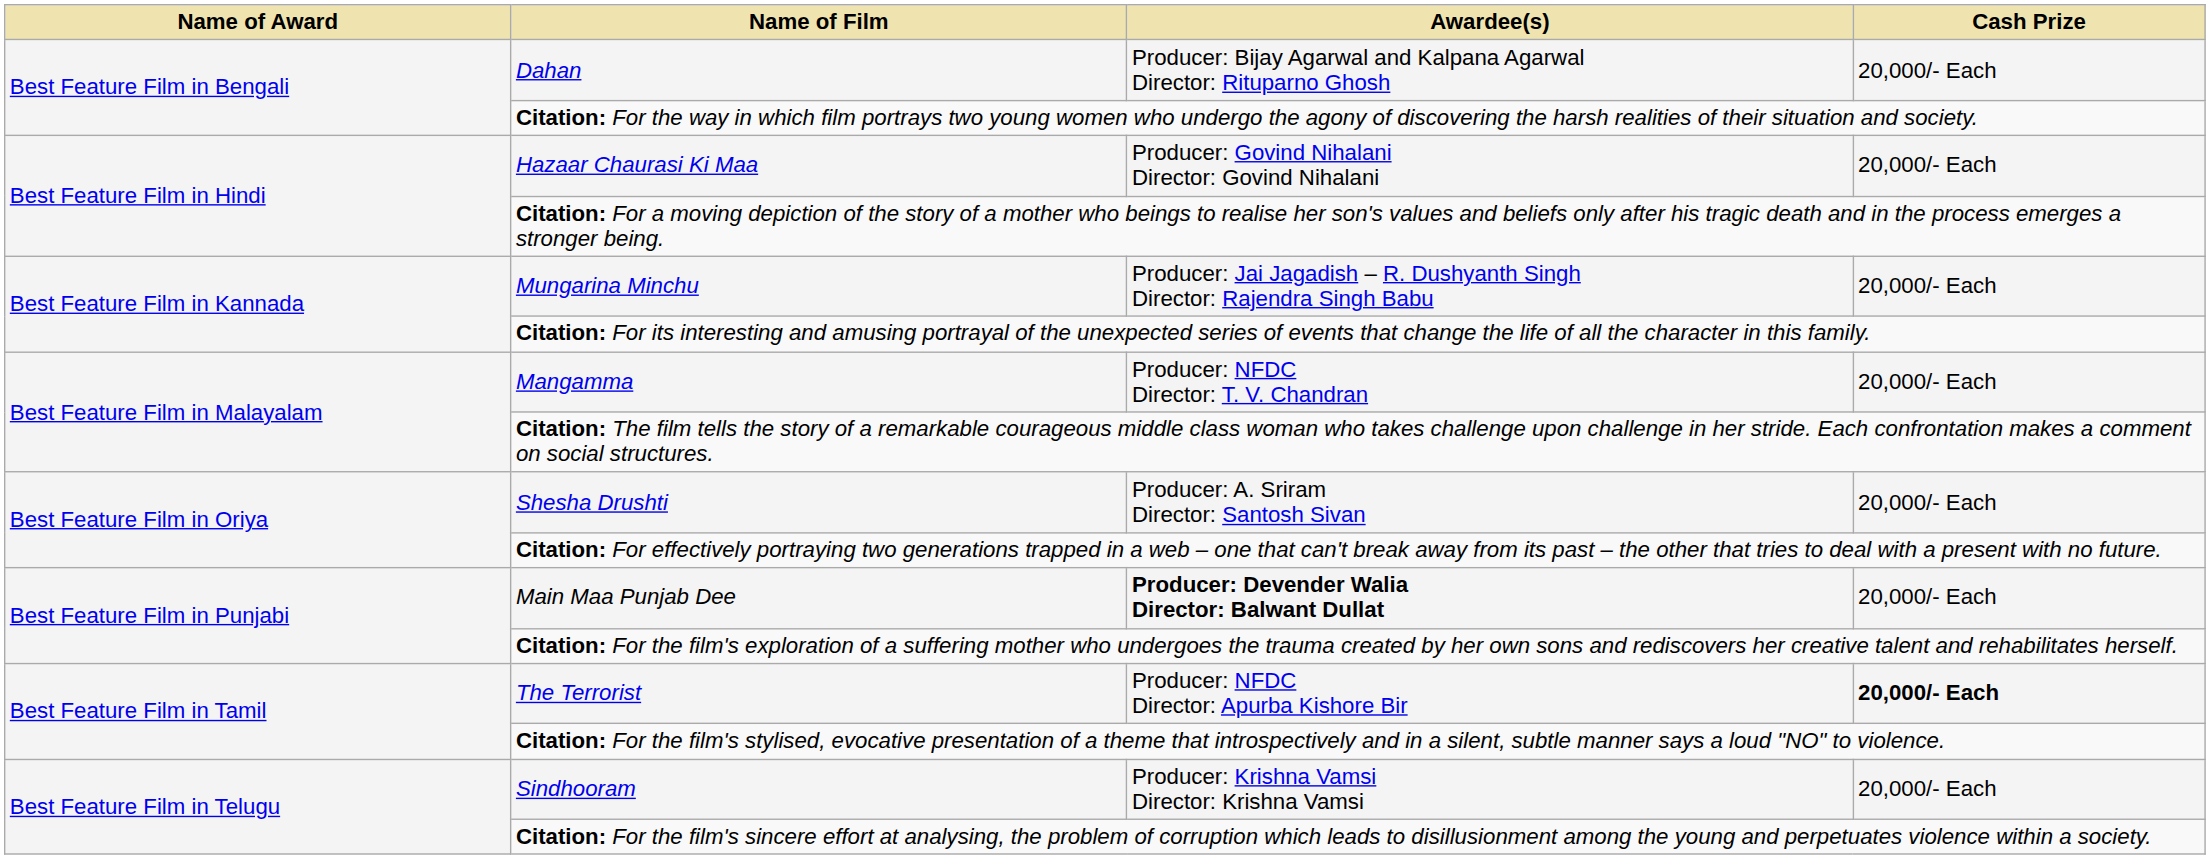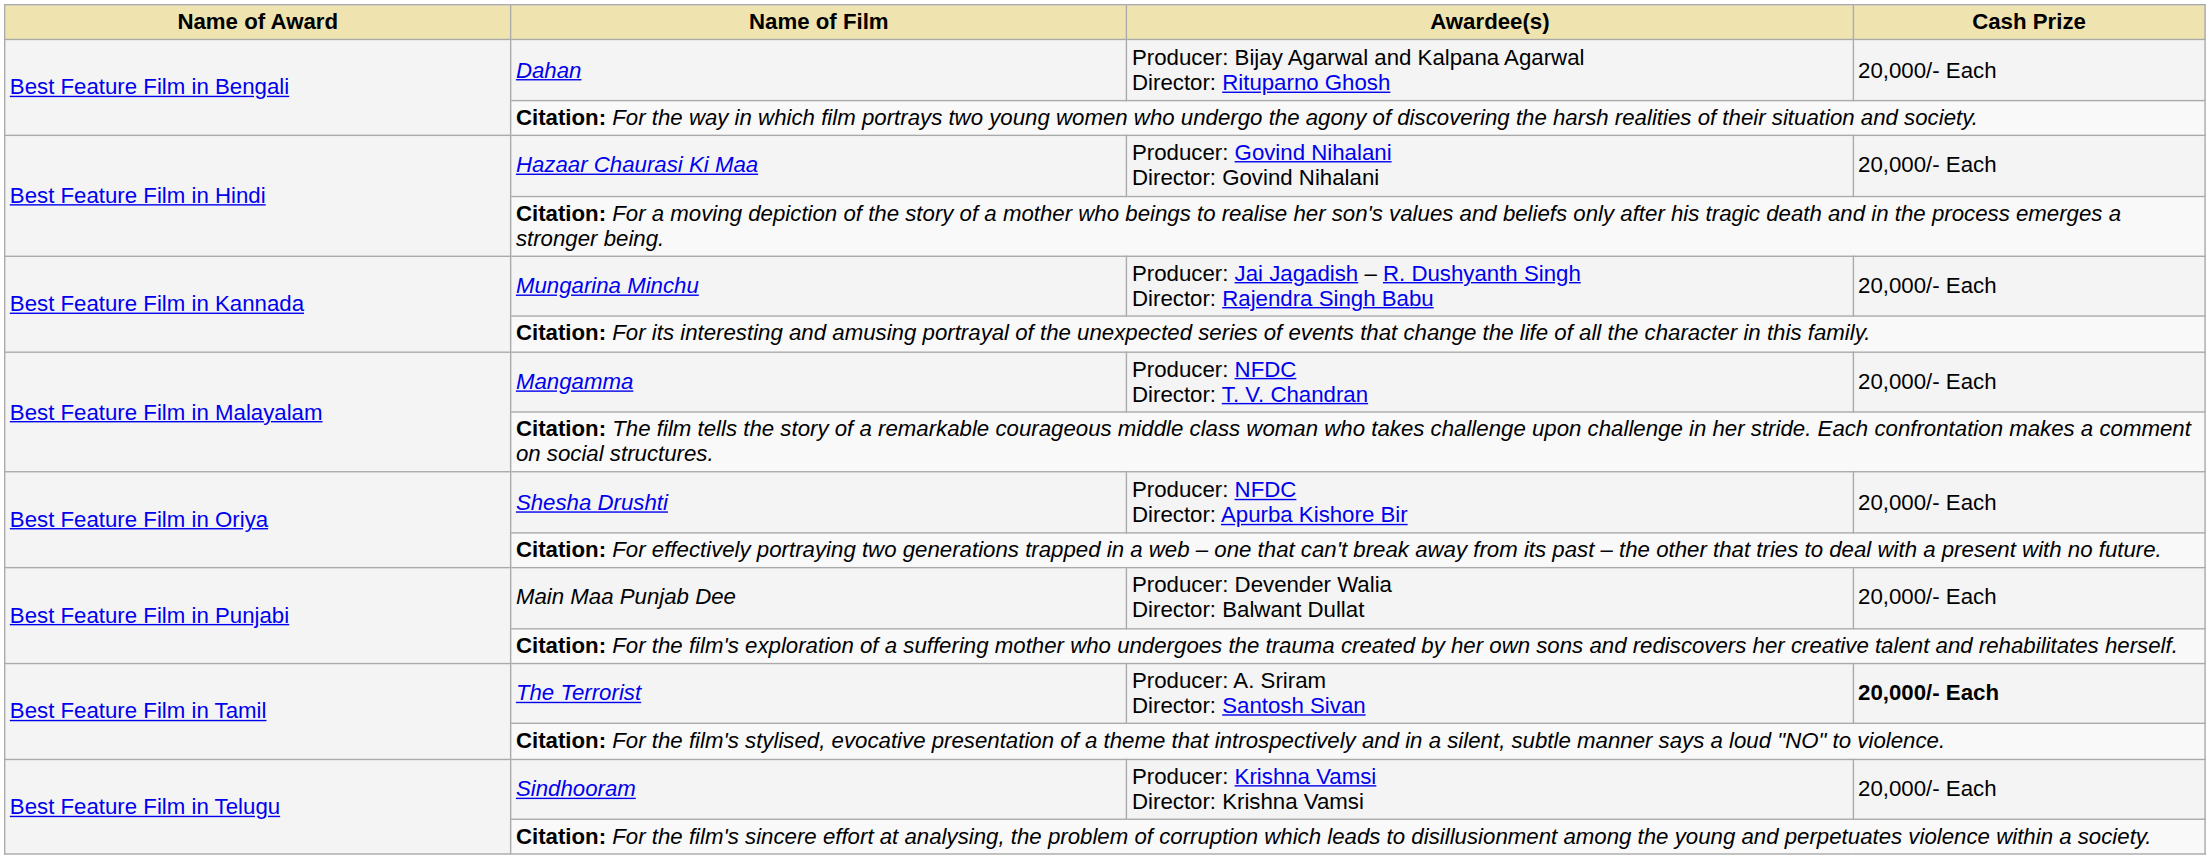(1249, 502) Producer: A. Sriram Director: Santosh Sivan -> (1270, 502) Producer: NFDC Director: Apurba Kishore Bir
(1270, 597) bold -> (1262, 597) normal
(1270, 693) Producer: NFDC Director: Apurba Kishore Bir -> (1249, 693) Producer: A. Sriram Director: Santosh Sivan
